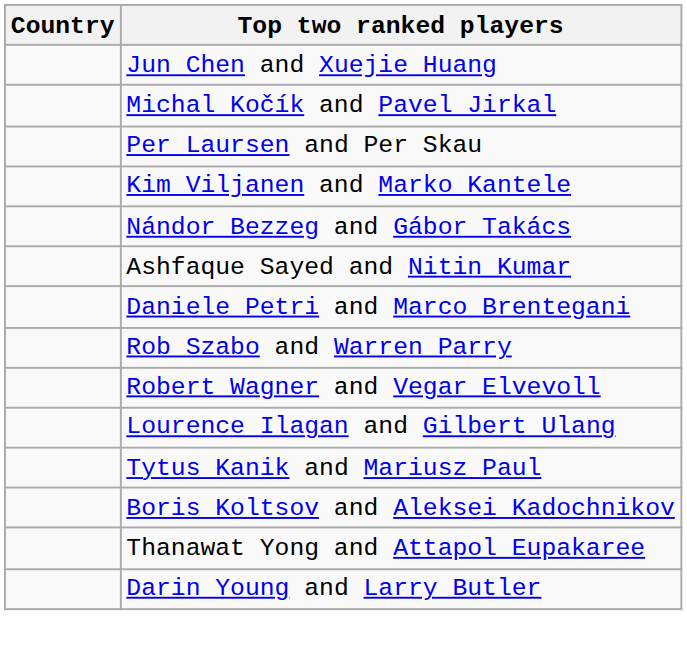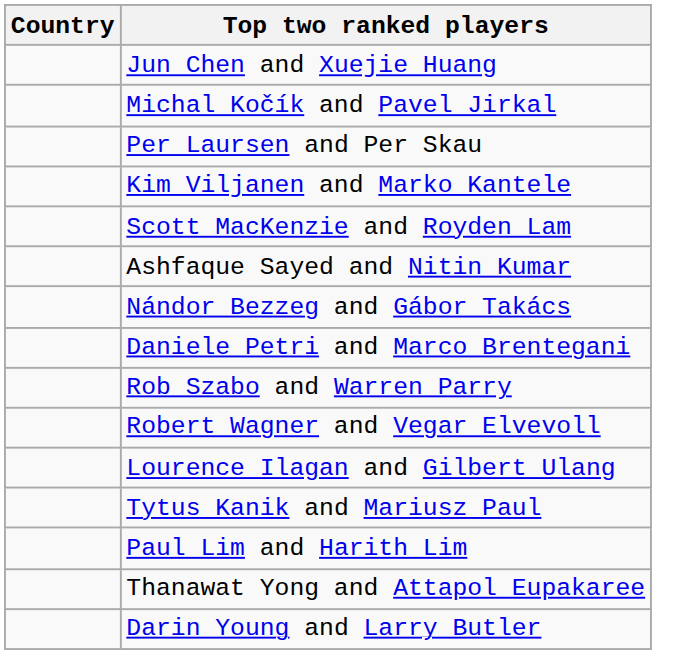+ row: (349, 226)
rows swapped: (349, 226) <-> (349, 267)
- row: (401, 508)
+ row: (297, 548)
